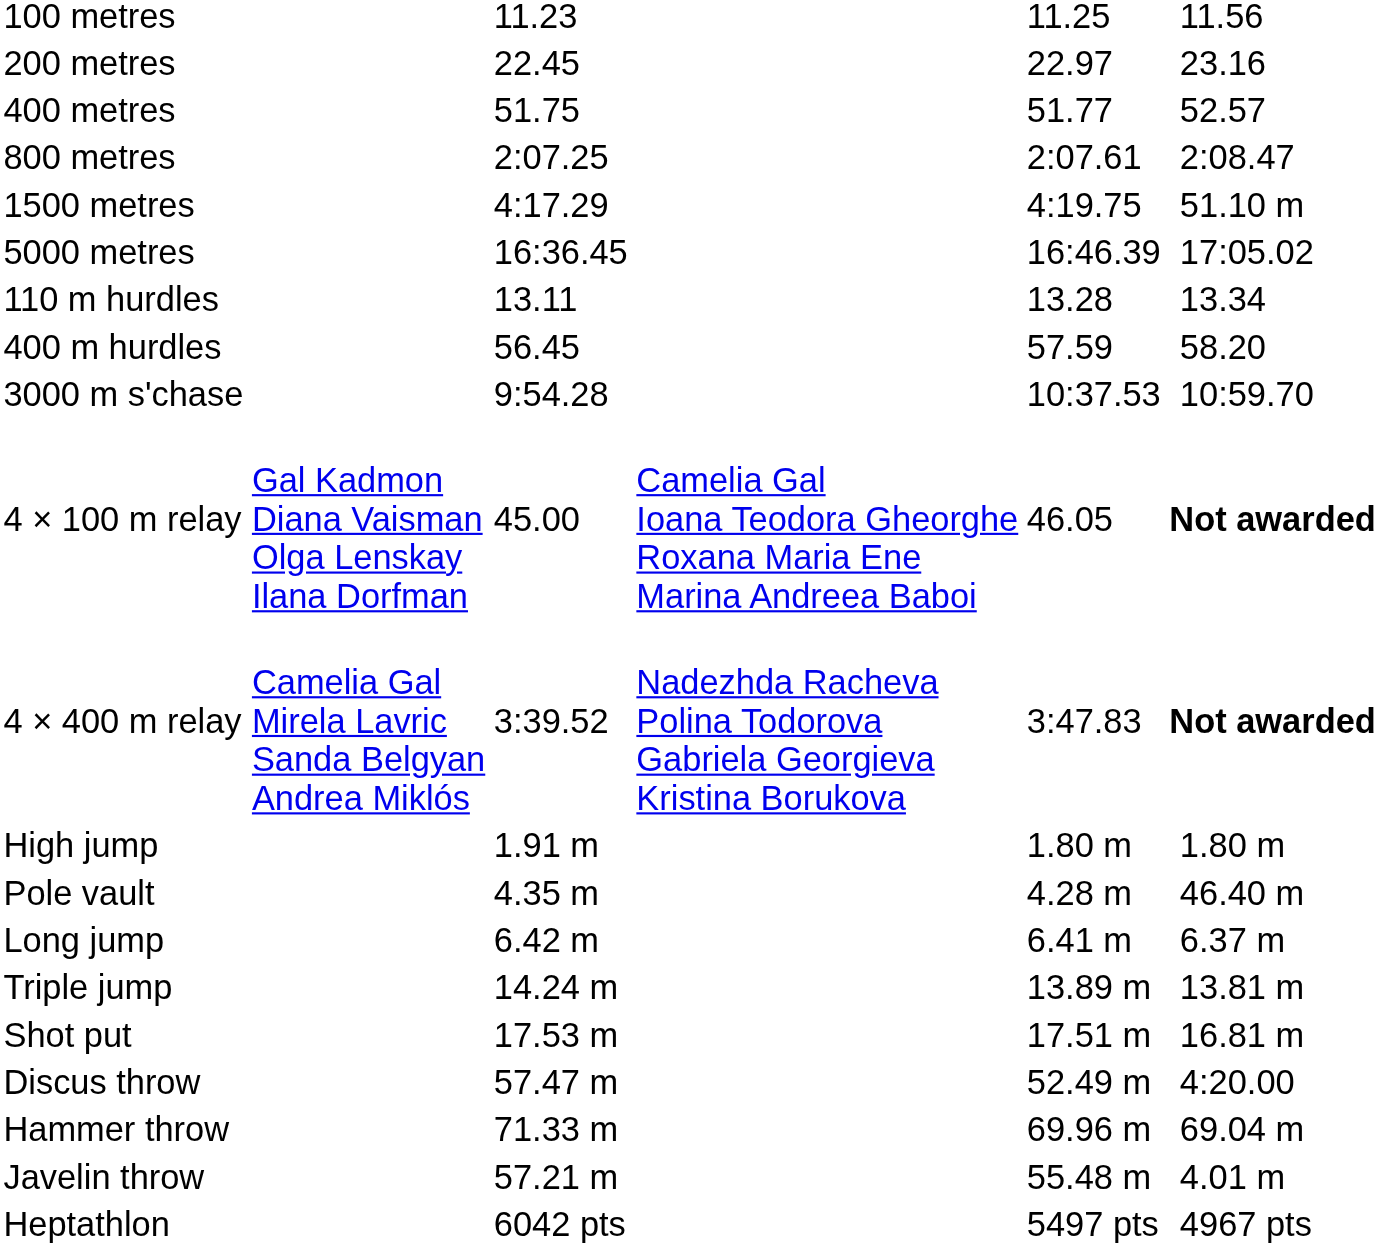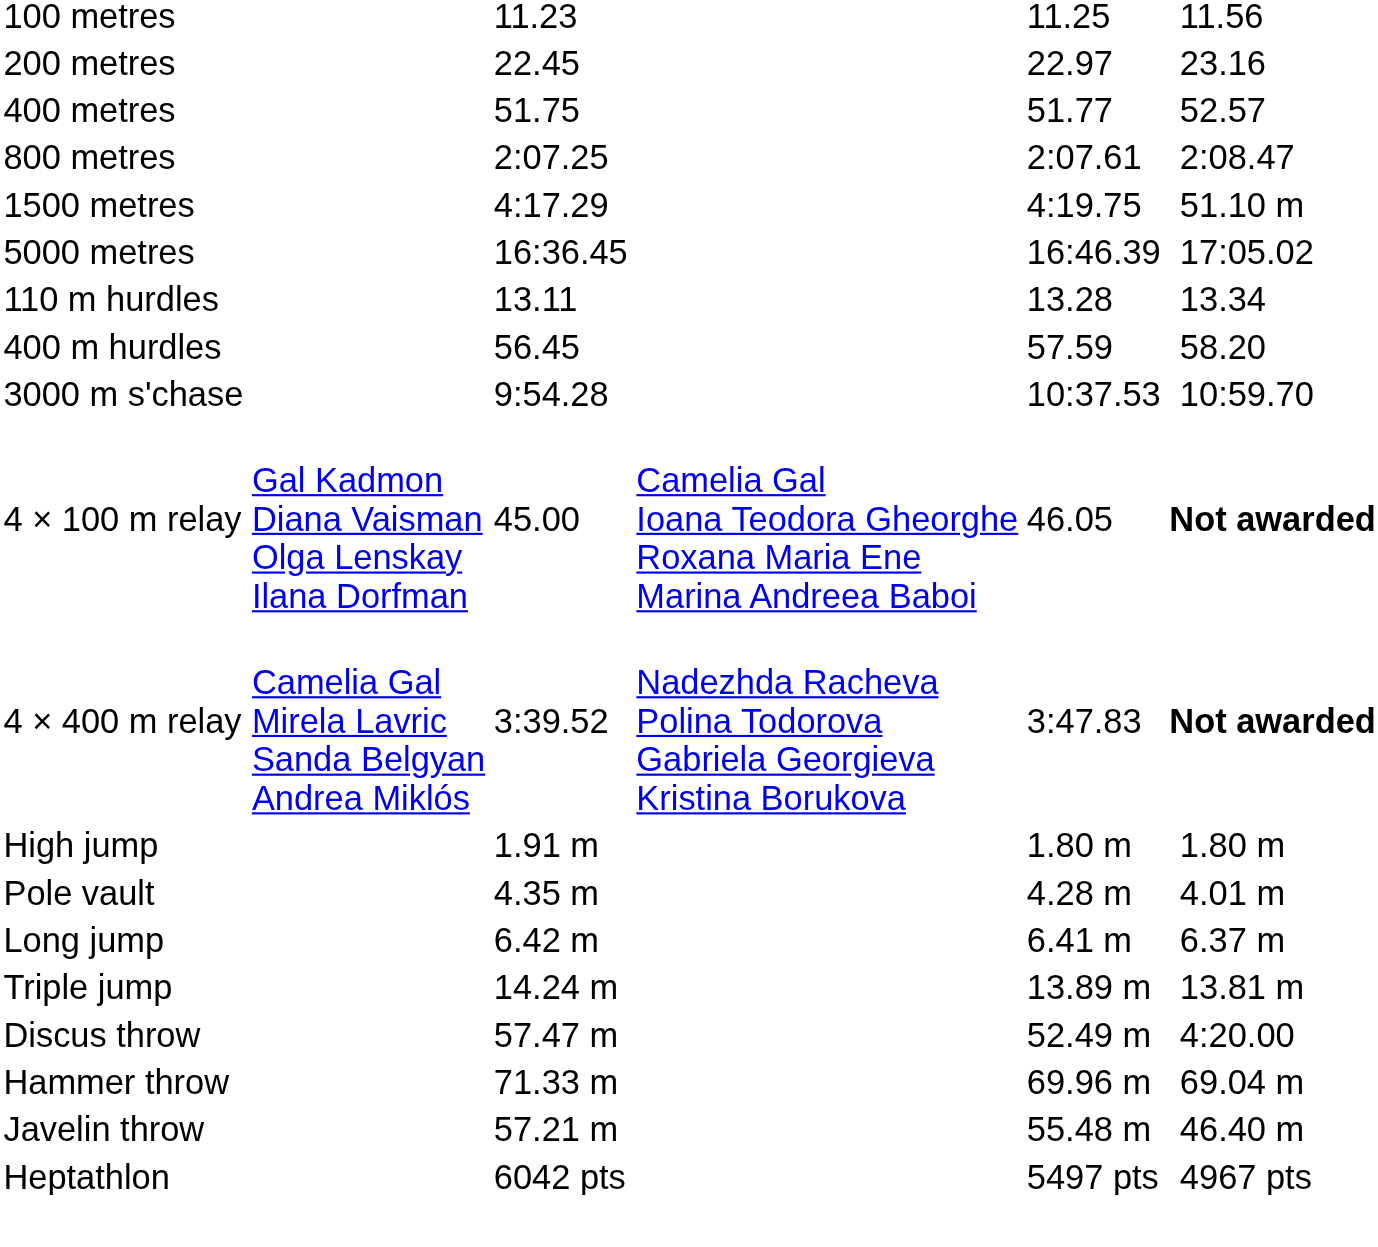(1242, 893) 46.40 m -> (1232, 893) 4.01 m
- row: (68, 1035)
(1232, 1177) 4.01 m -> (1242, 1129) 46.40 m
